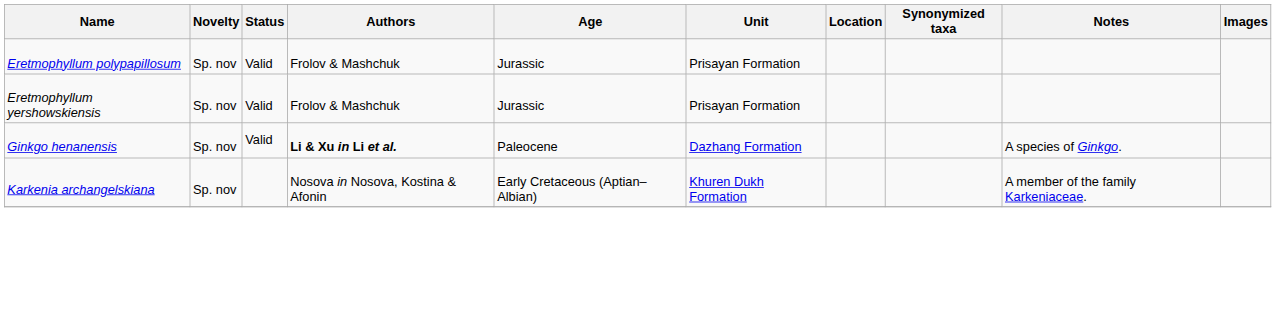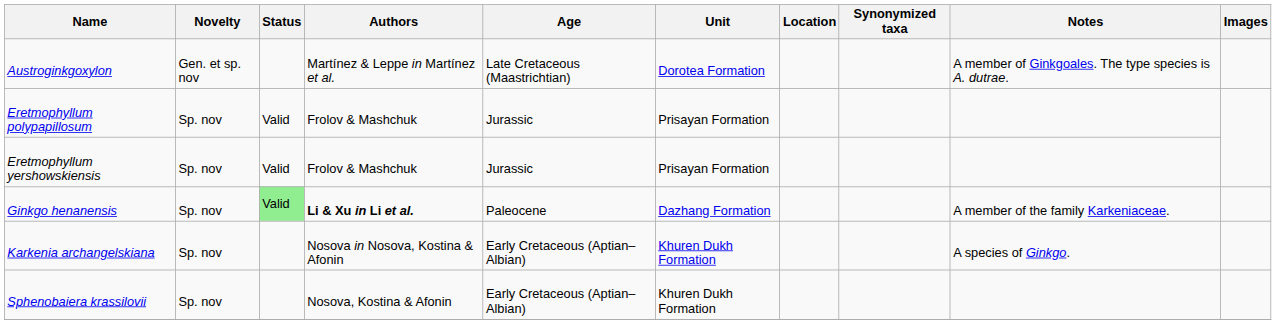+ row: (60, 70)
(259, 140) no background -> (276, 203) lightgreen background
(1063, 147) A species of Ginkgo. -> (1061, 211) A member of the family Karkeniaceae.
(1070, 189) A member of the family Karkeniaceae. -> (1012, 252) A species of Ginkgo.
+ row: (77, 302)
